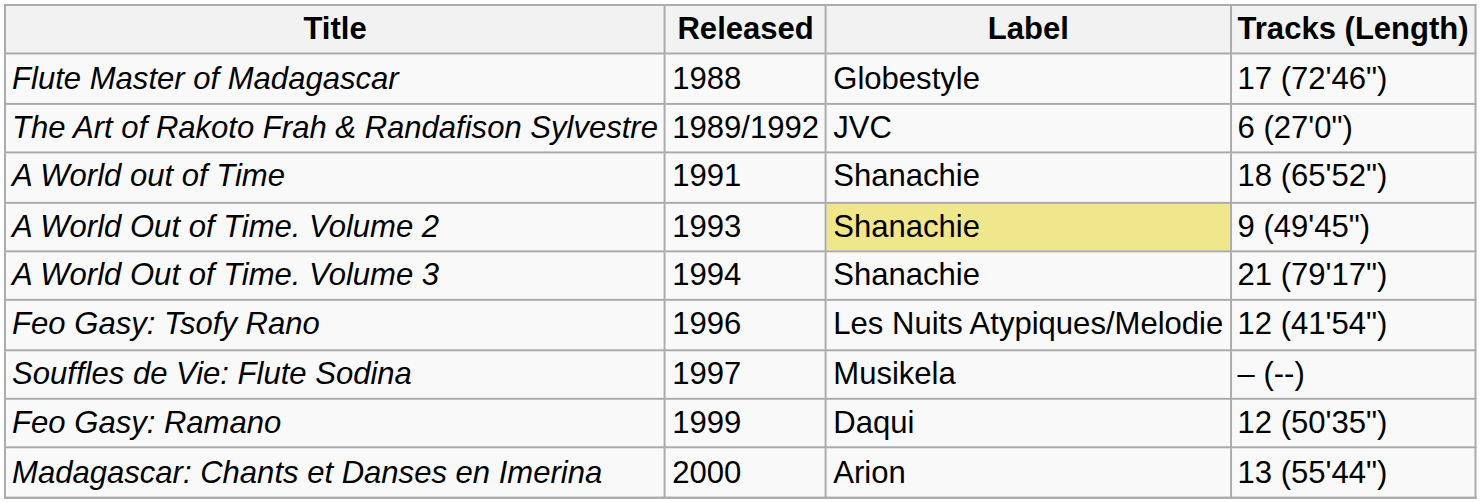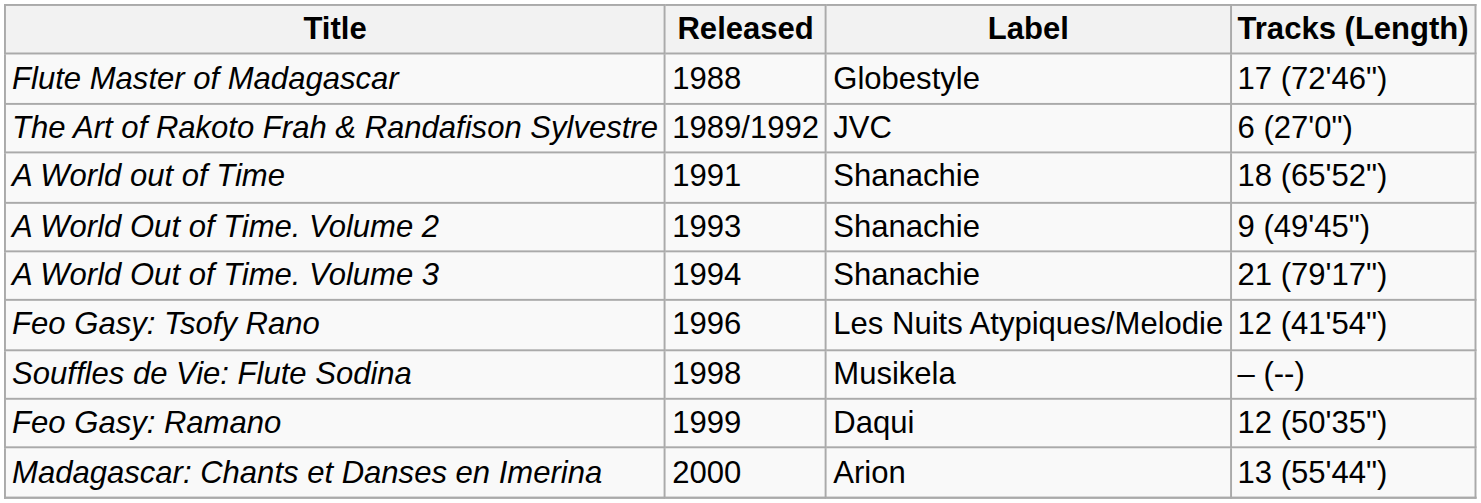(907, 226) khaki background -> (907, 226) no background
(707, 373) 1997 -> (707, 373) 1998
